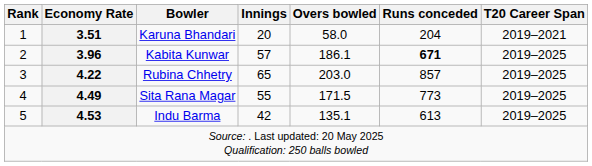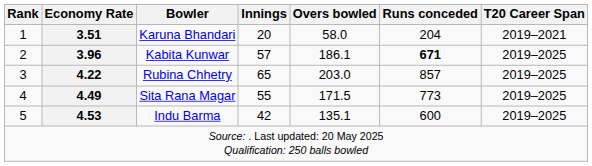(430, 116) 613 -> (430, 116) 600
